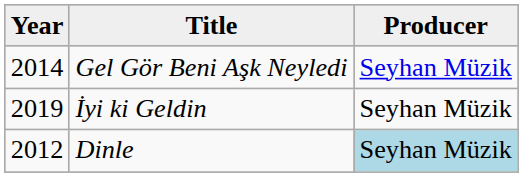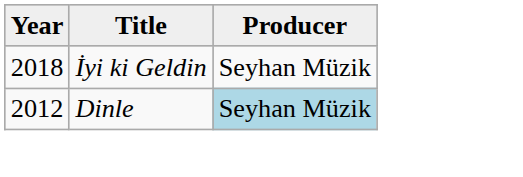- row: (211, 66)
(37, 108) 2019 -> (37, 66) 2018
